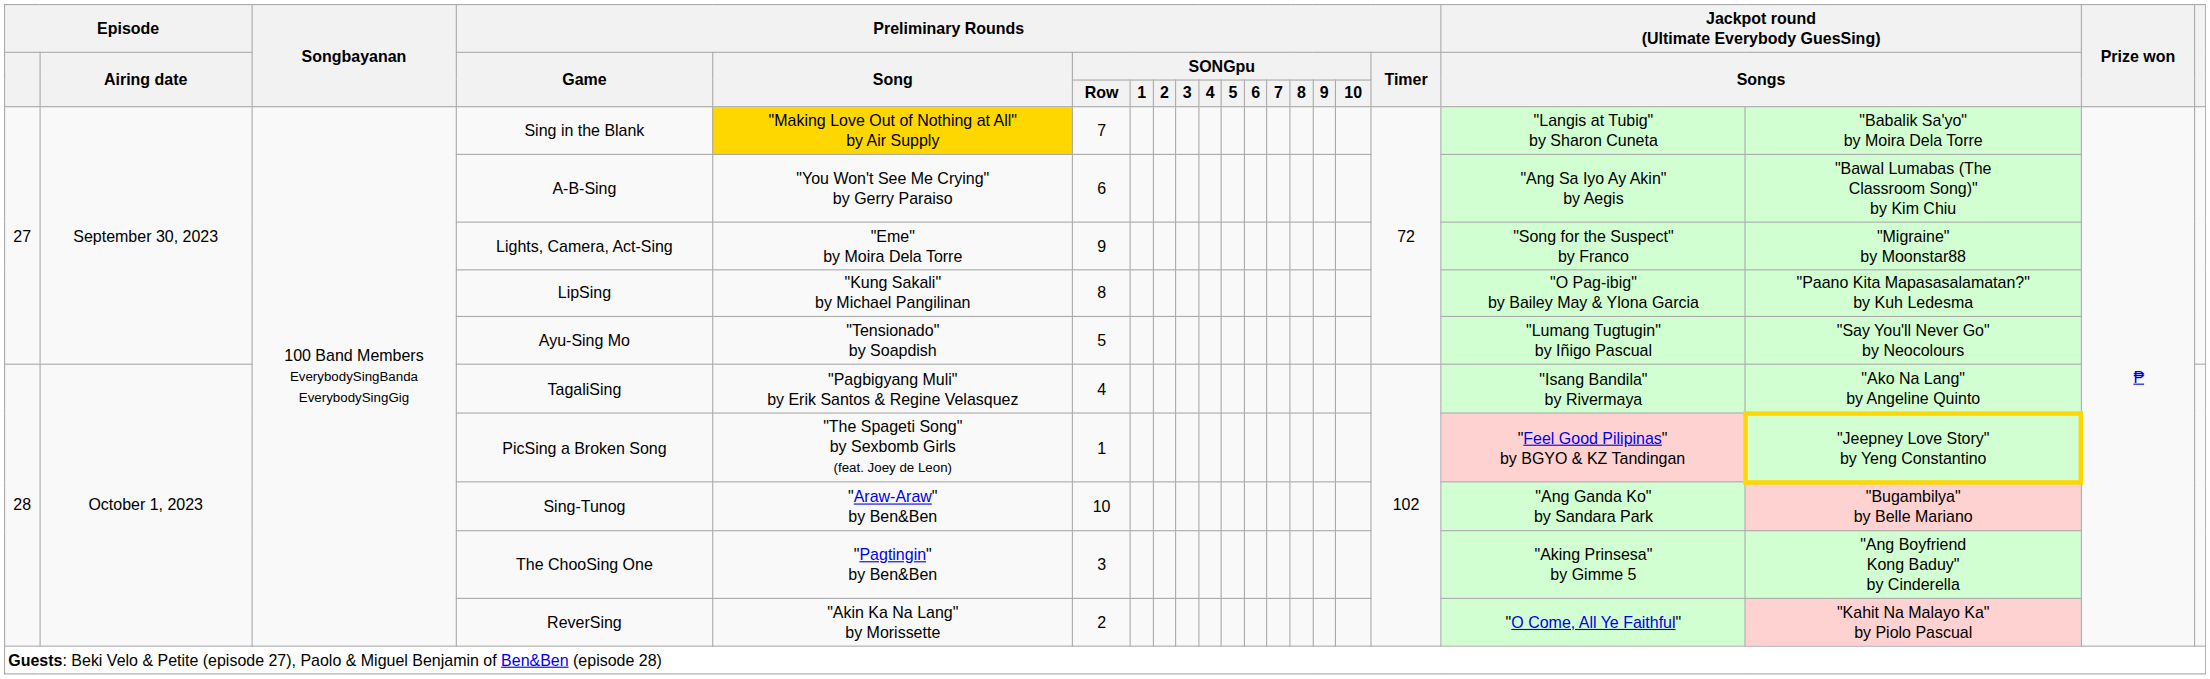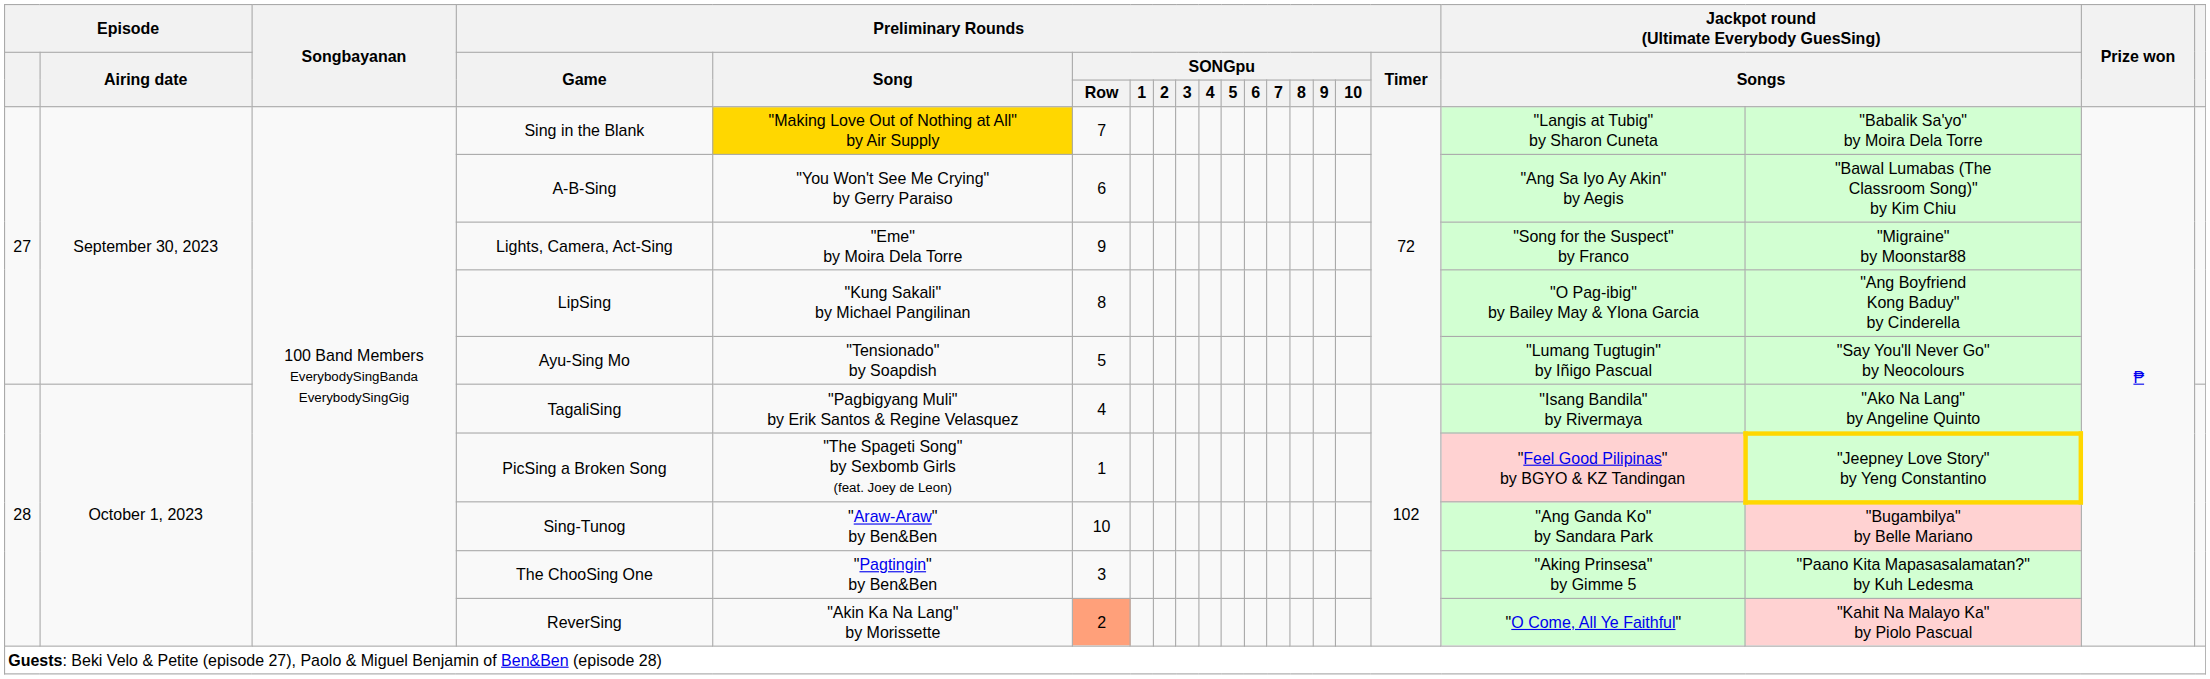(1913, 293) "Paano Kita Mapasasalamatan?" by Kuh Ledesma -> (1913, 303) "Ang Boyfriend Kong Baduy" by Cinderella
(1913, 565) "Ang Boyfriend Kong Baduy" by Cinderella -> (1913, 575) "Paano Kita Mapasasalamatan?" by Kuh Ledesma
(1102, 623) no background -> (1102, 623) lightsalmon background
